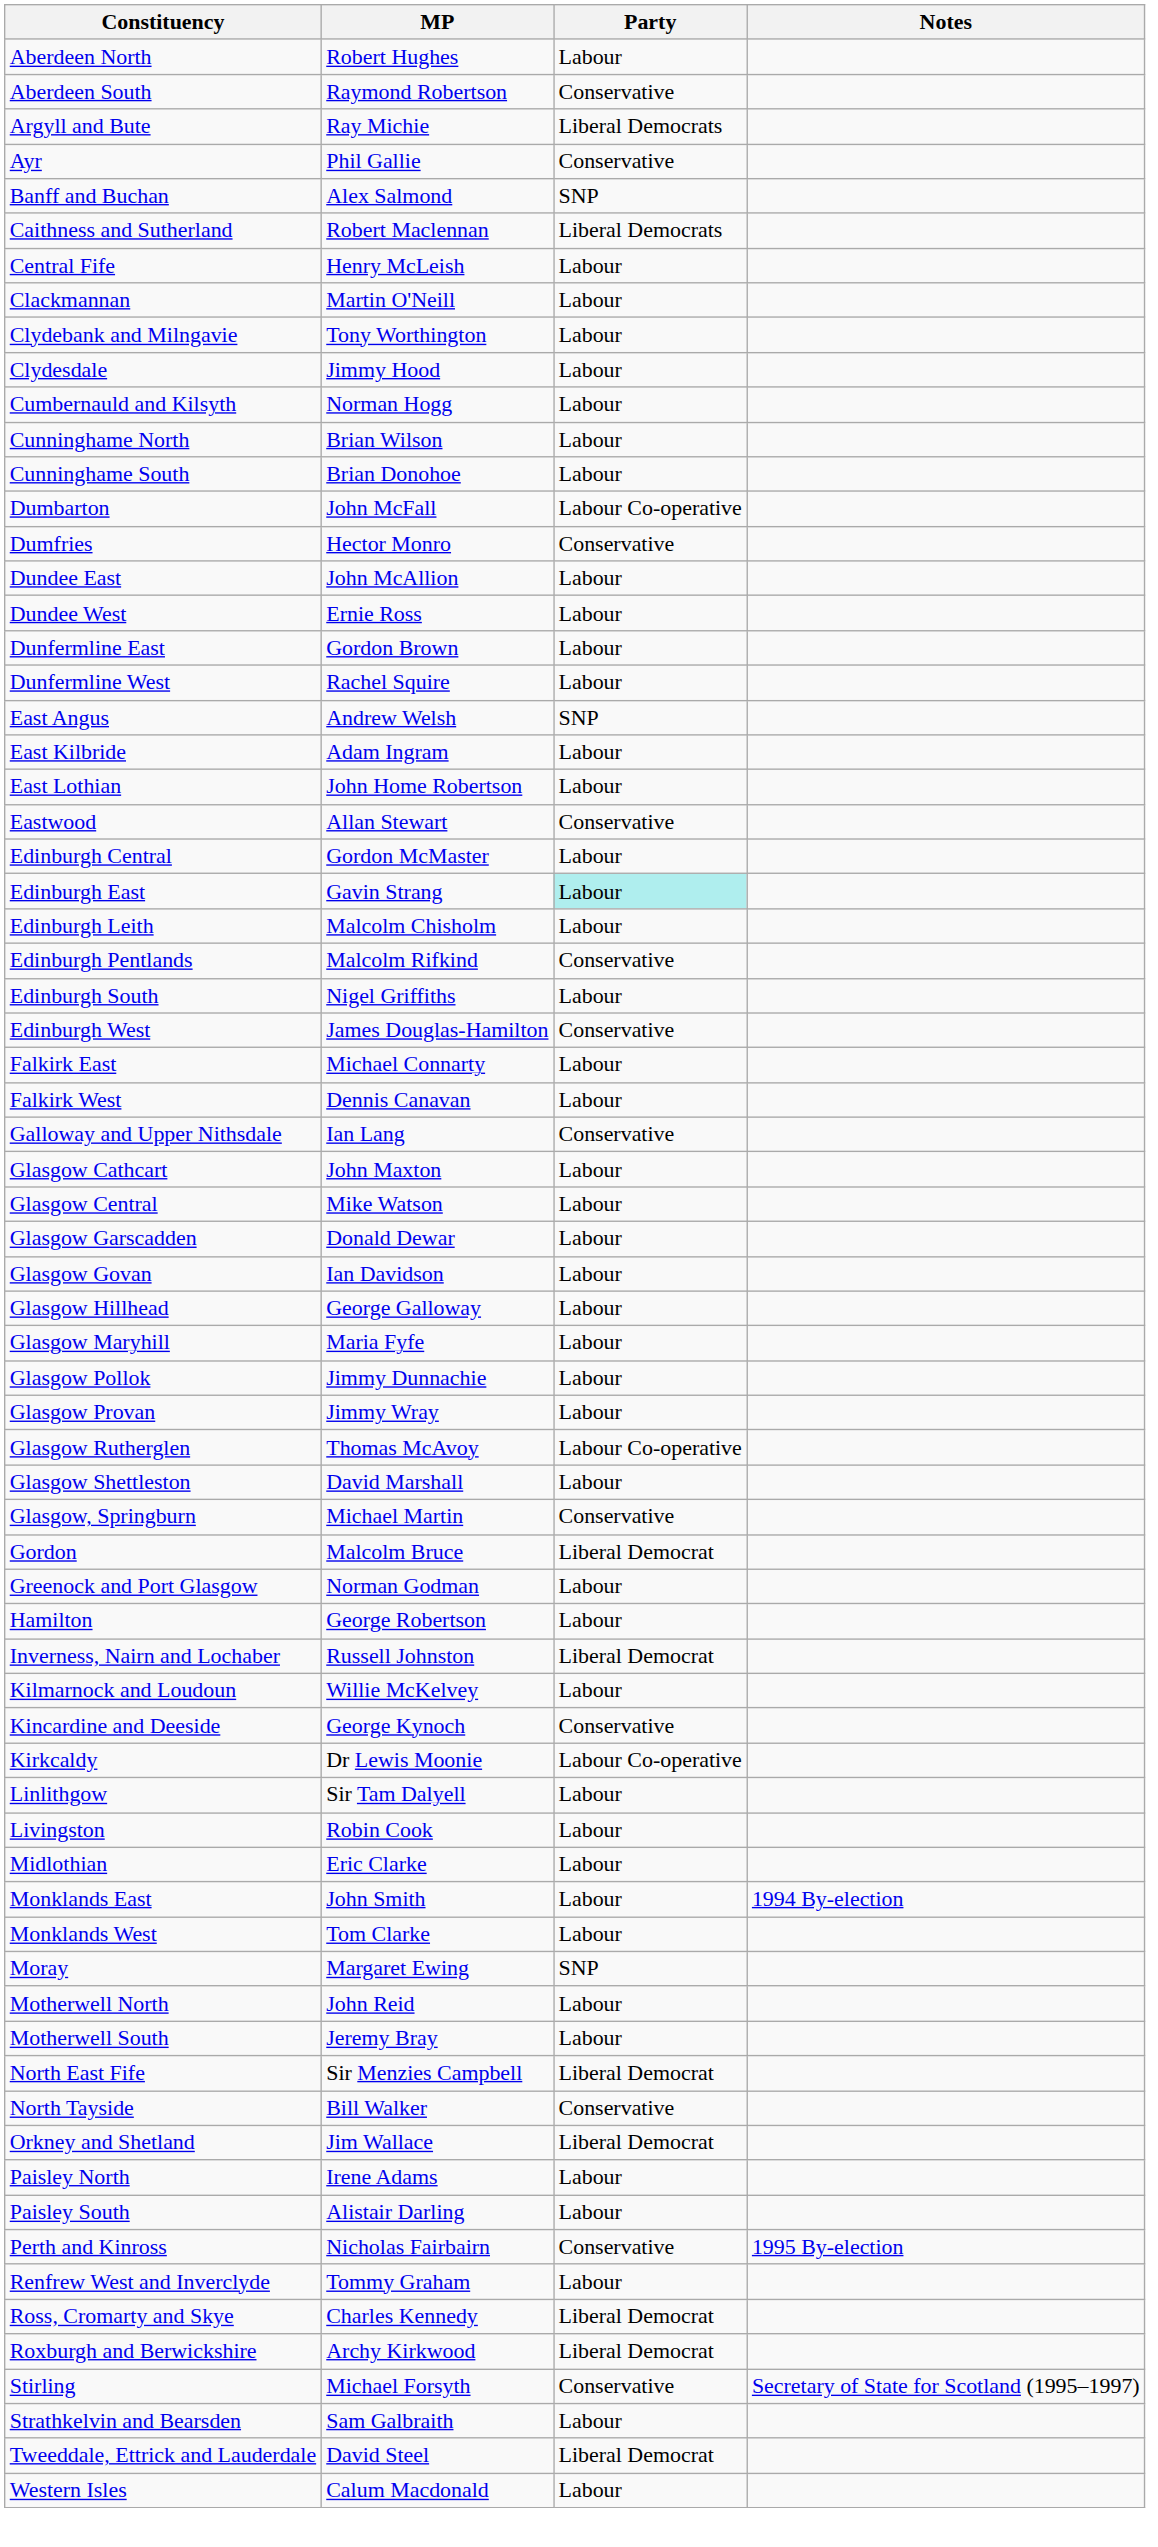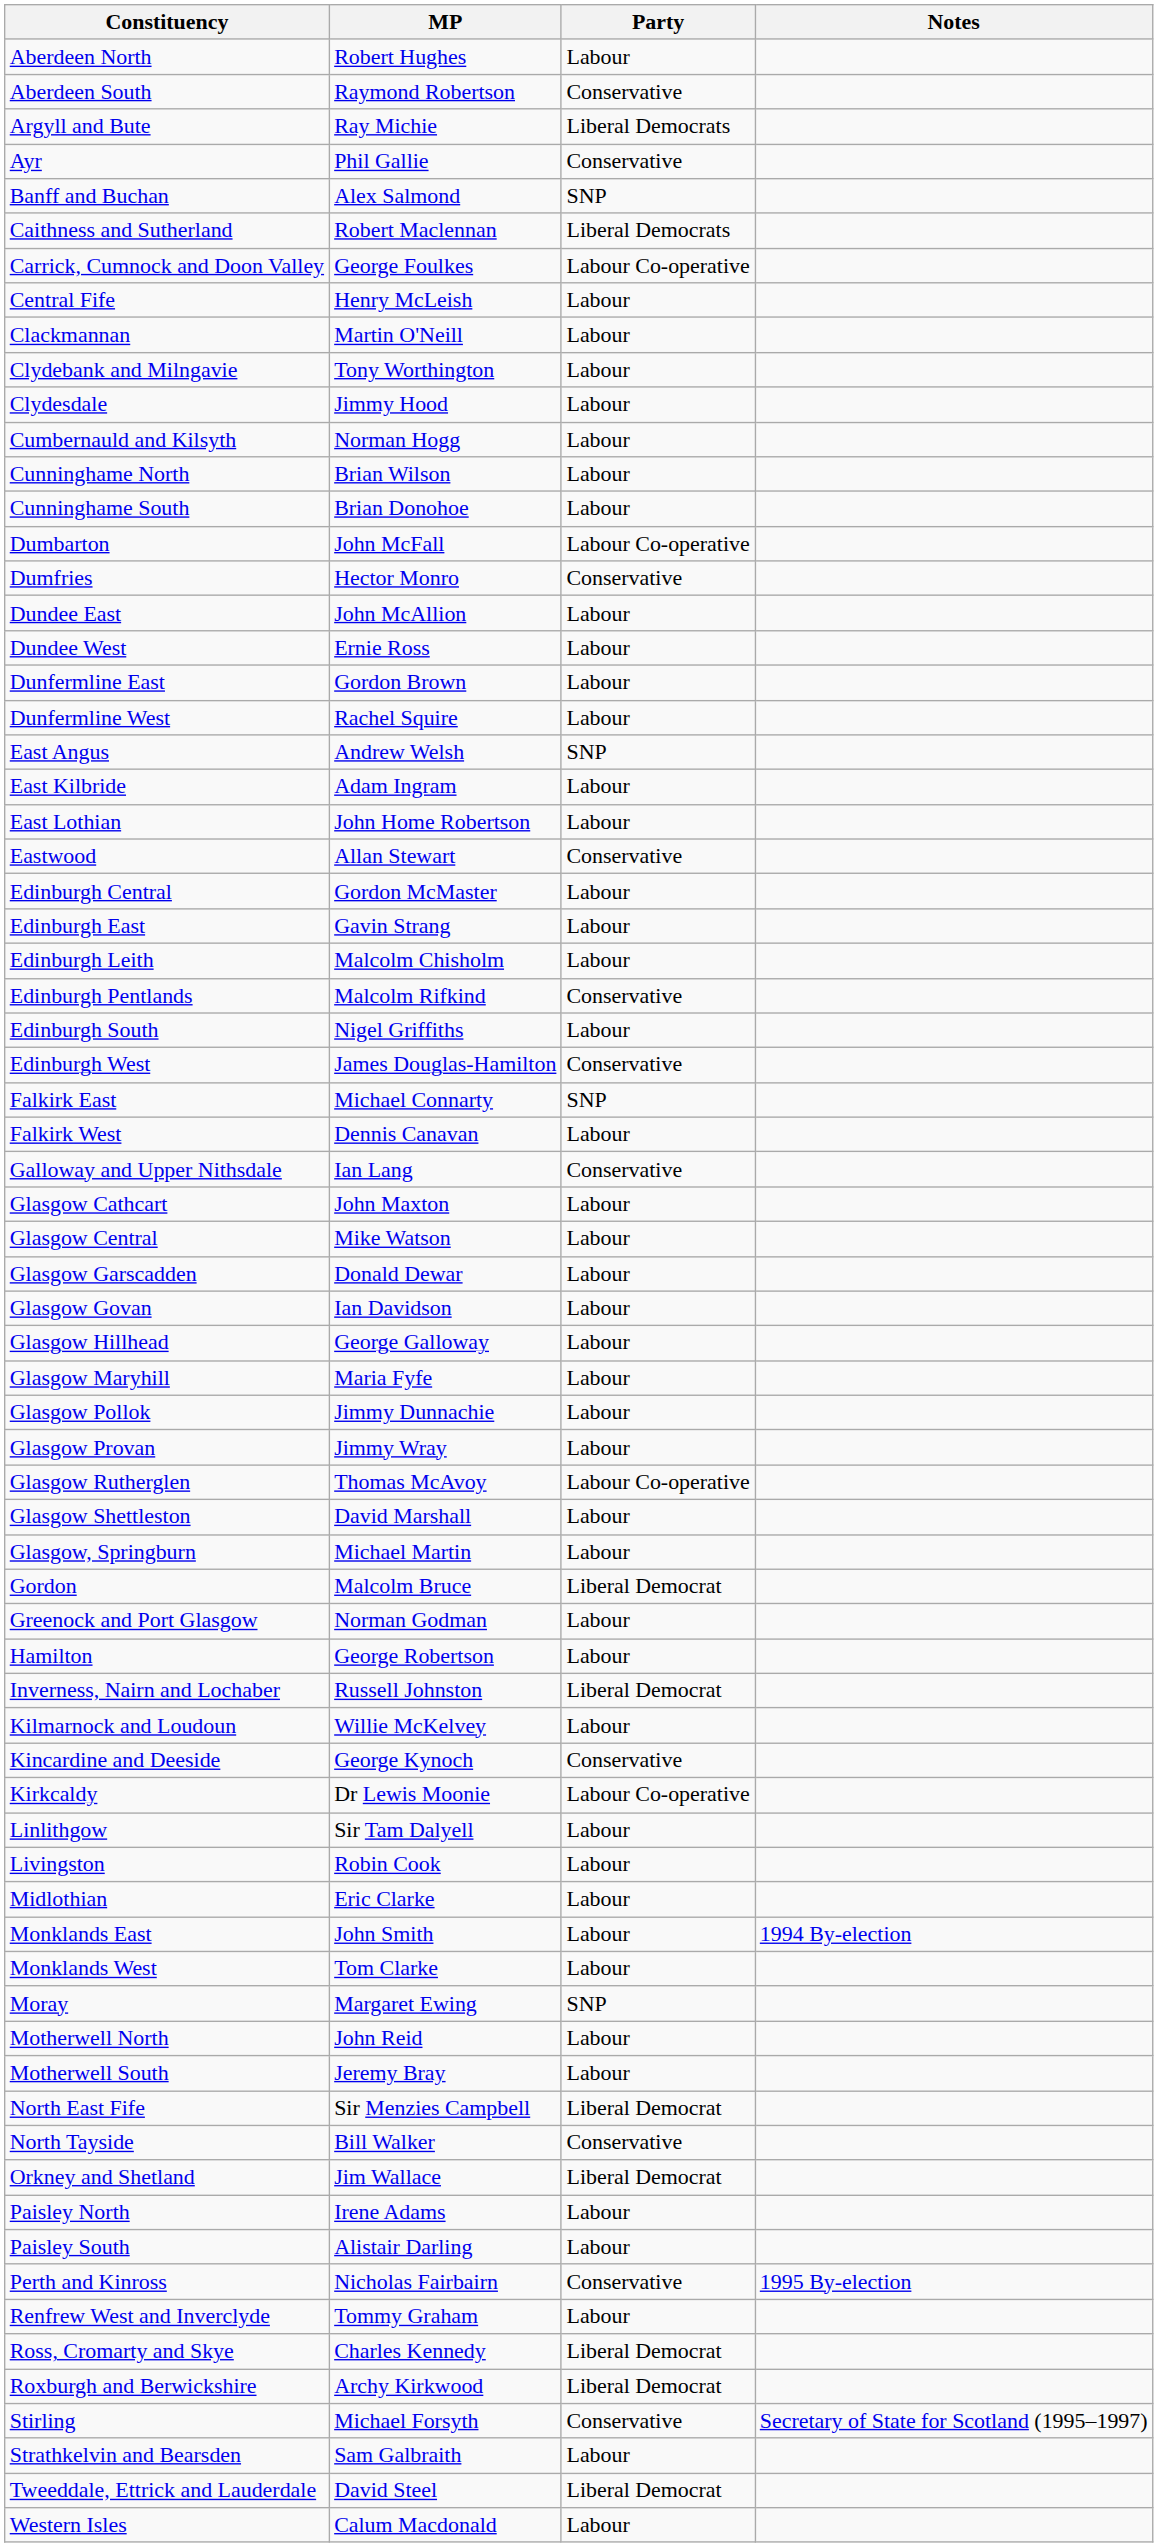+ row: (167, 265)
(590, 890) paleturquoise background -> (598, 925) no background
(590, 1064) Labour -> (587, 1099) SNP
(616, 1516) Conservative -> (598, 1551) Labour
